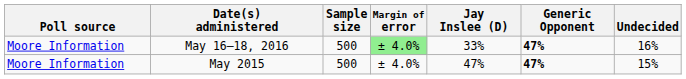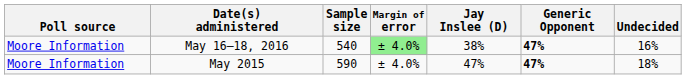(347, 46) 500 -> (347, 46) 540
(474, 46) 33% -> (474, 46) 38%
(347, 64) 500 -> (347, 64) 590
(648, 64) 15% -> (648, 64) 18%
